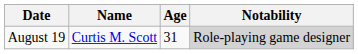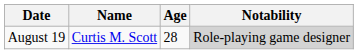(171, 37) 31 -> (171, 37) 28
